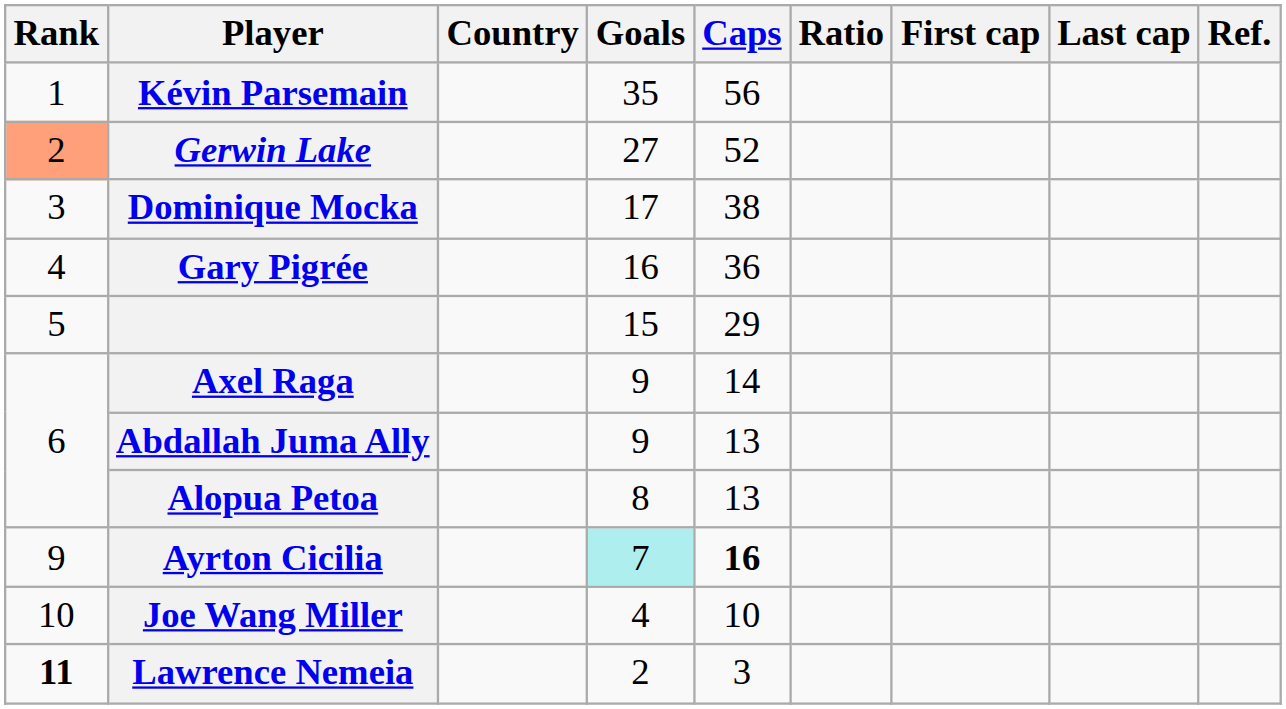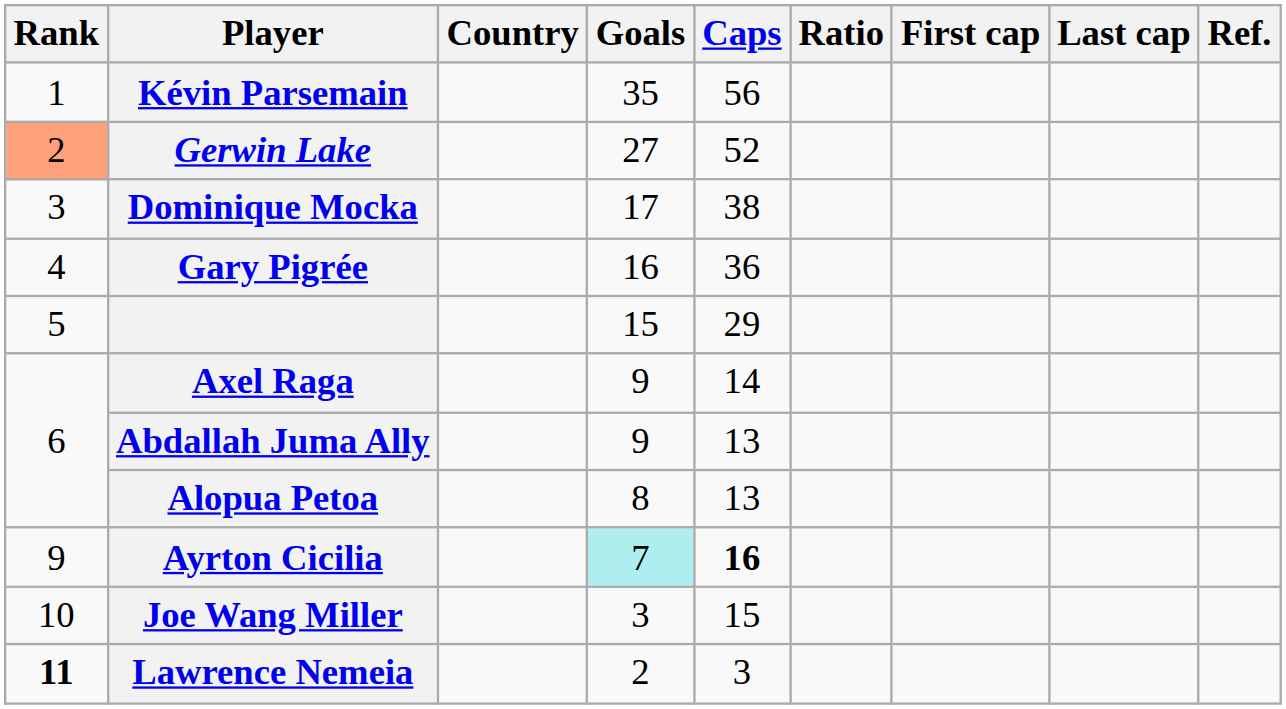(641, 614) 4 -> (641, 614) 3
(742, 614) 10 -> (742, 614) 15
